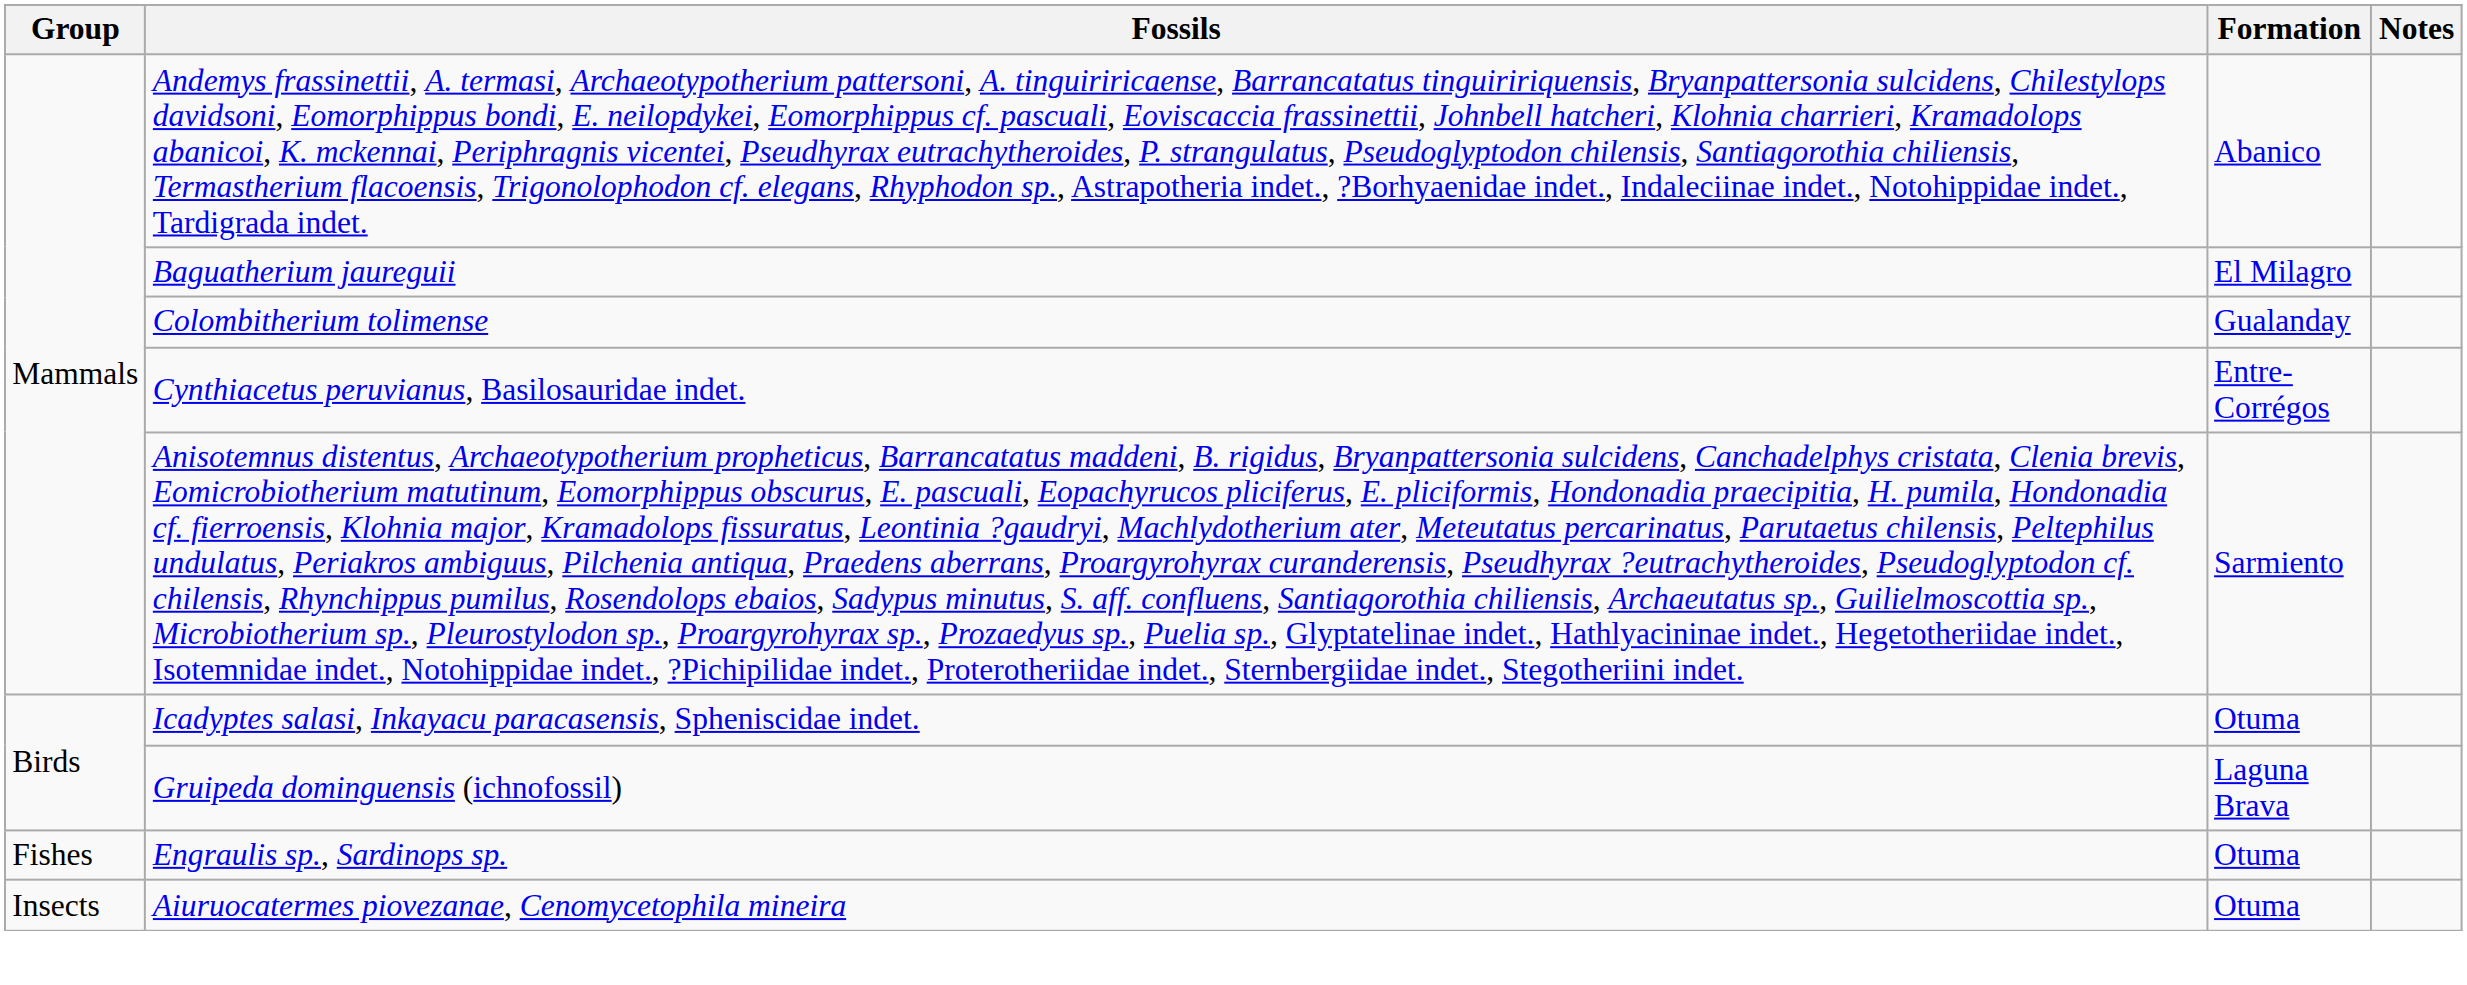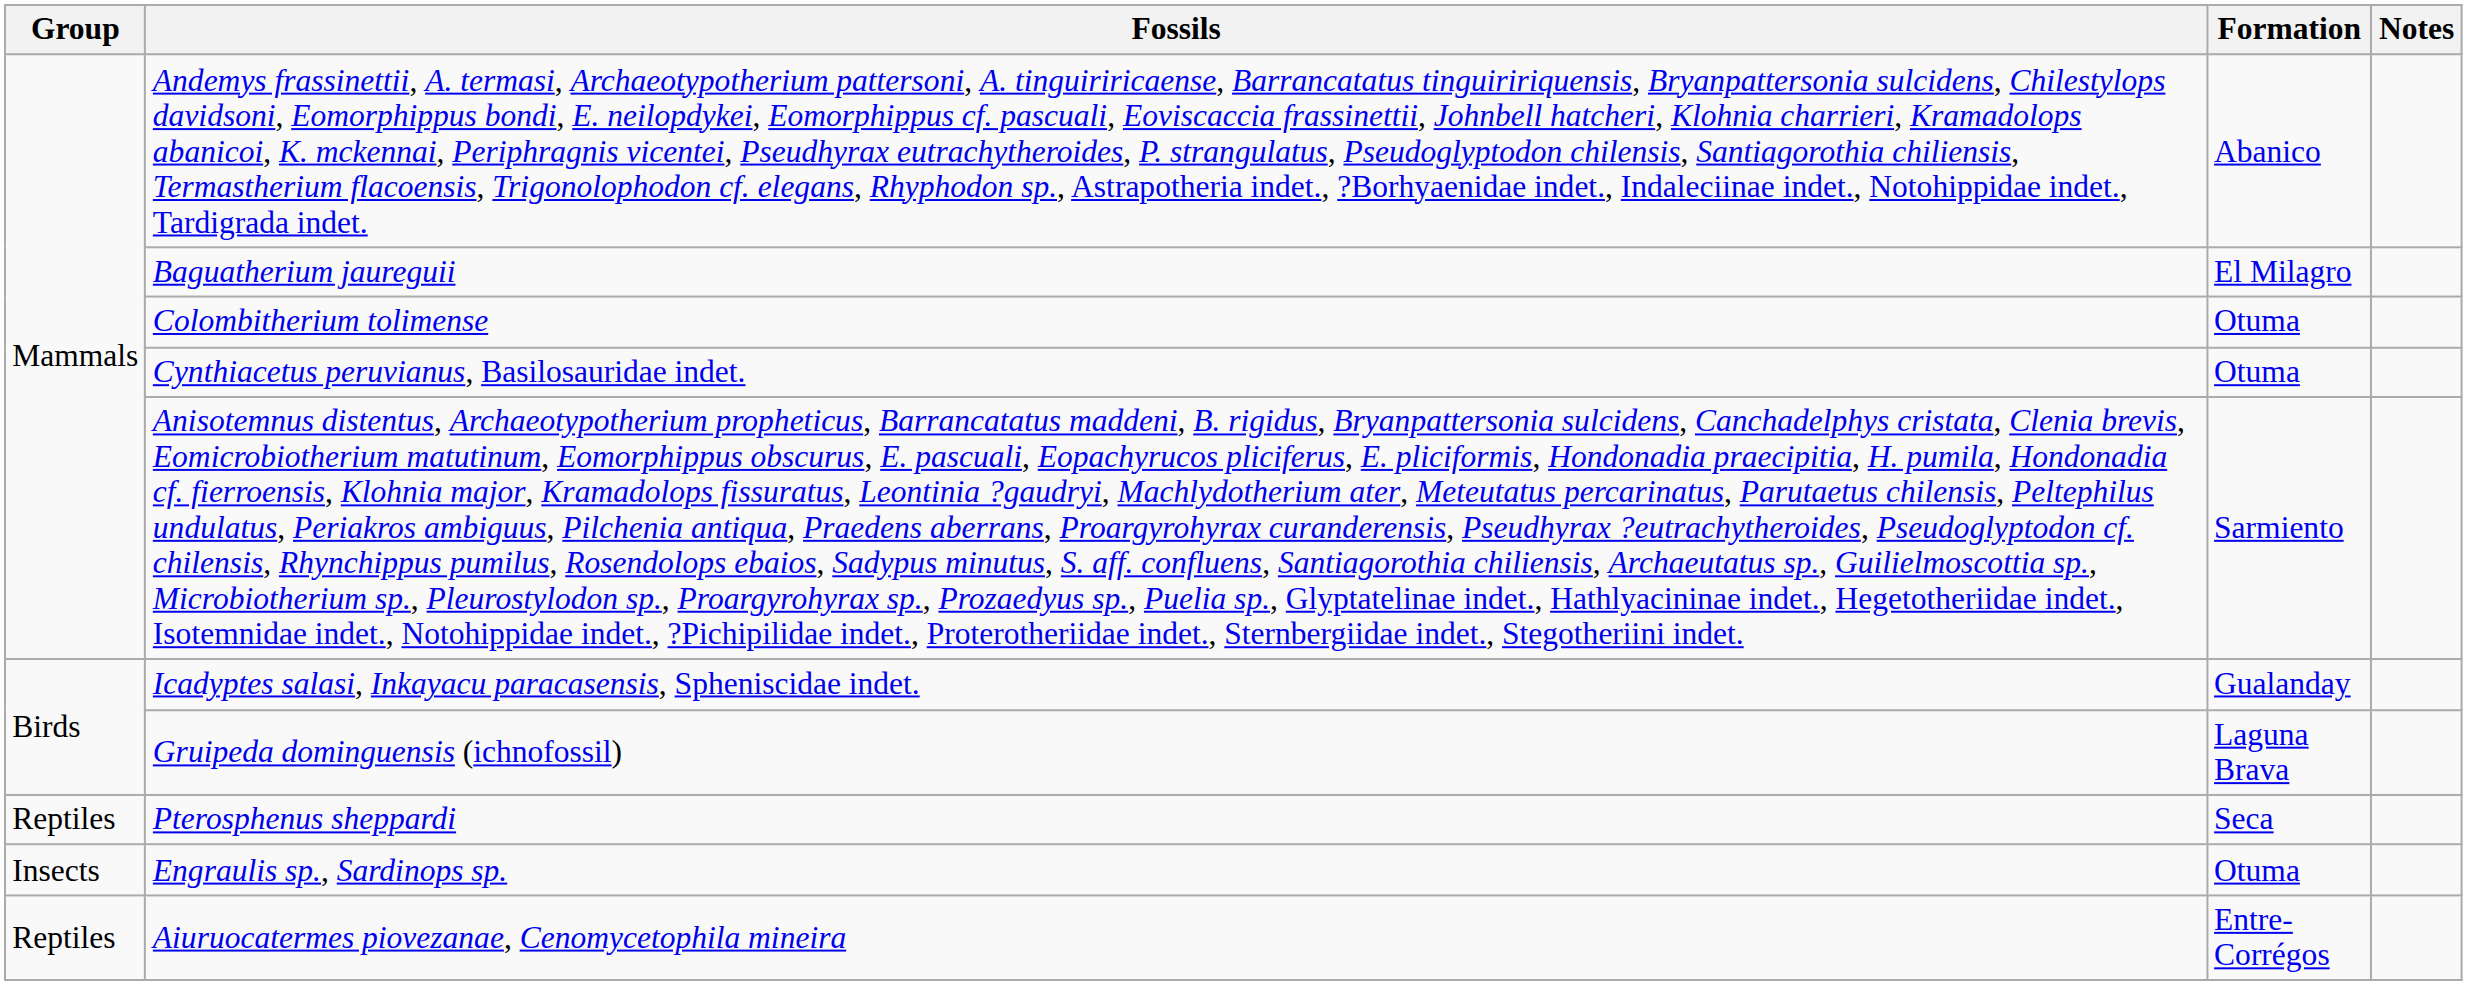(2282, 321) Gualanday -> (2257, 321) Otuma
(2272, 389) Entre-Corrégos -> (2257, 371) Otuma
(2257, 719) Otuma -> (2282, 684) Gualanday
+ row: (304, 819)
(53, 854) Fishes -> (56, 869) Insects
(56, 904) Insects -> (64, 937) Reptiles
(2257, 904) Otuma -> (2272, 937) Entre-Corrégos
